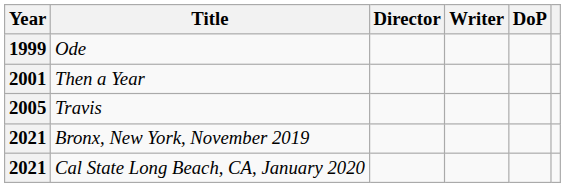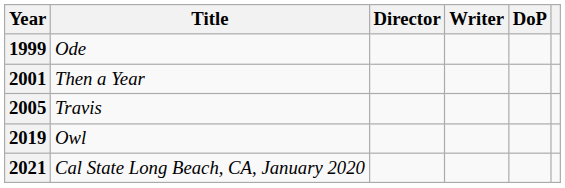+ row: (71, 138)
- row: (182, 138)
